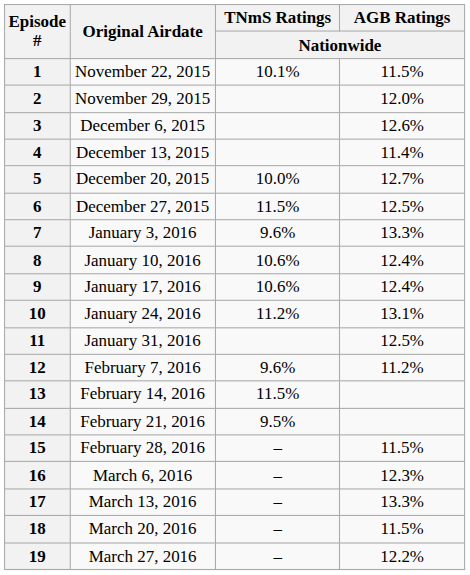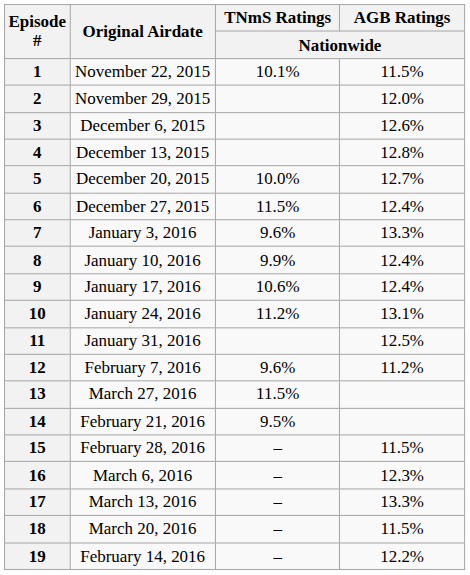(402, 152) 11.4% -> (402, 152) 12.8%
(402, 206) 12.5% -> (402, 206) 12.4%
(278, 260) 10.6% -> (278, 260) 9.9%
(143, 394) February 14, 2016 -> (143, 394) March 27, 2016
(143, 555) March 27, 2016 -> (143, 555) February 14, 2016
